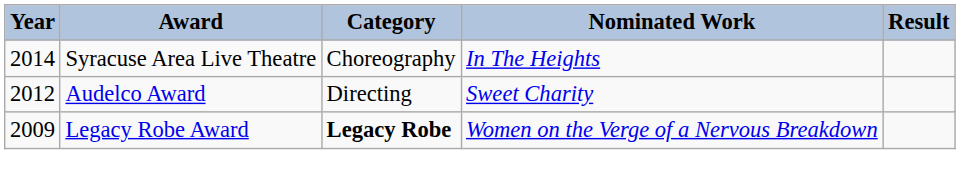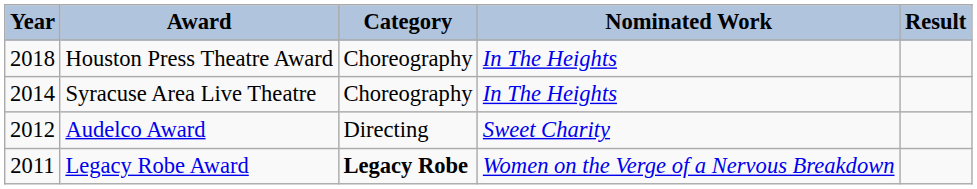+ row: (199, 58)
(32, 129) 2009 -> (32, 165) 2011
